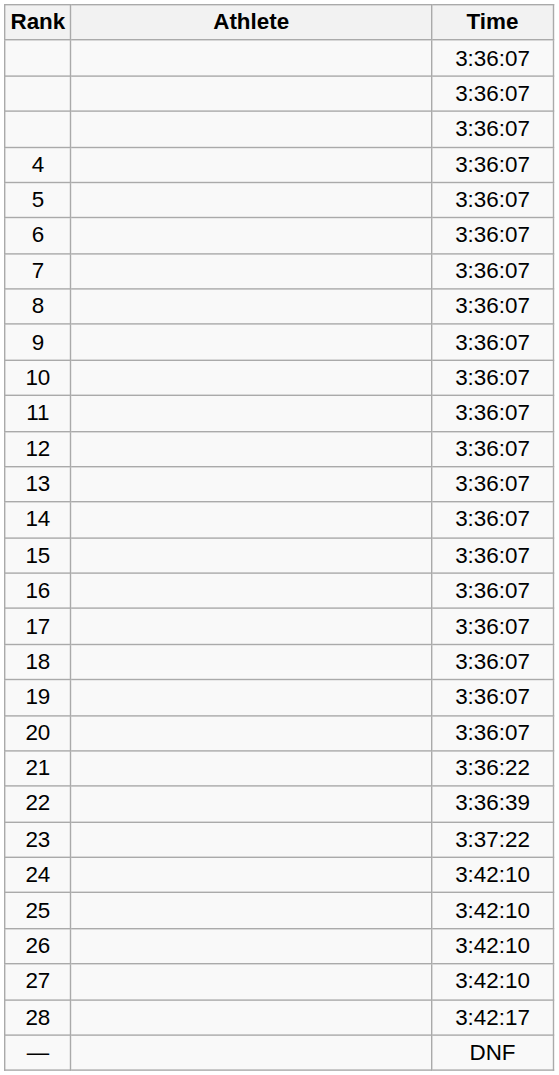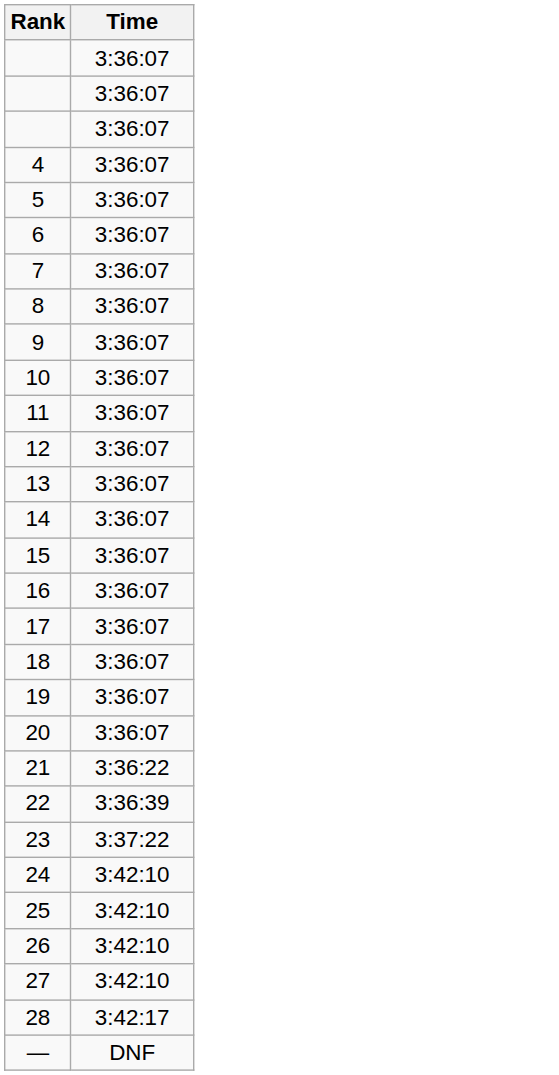- column: (251, 22)
